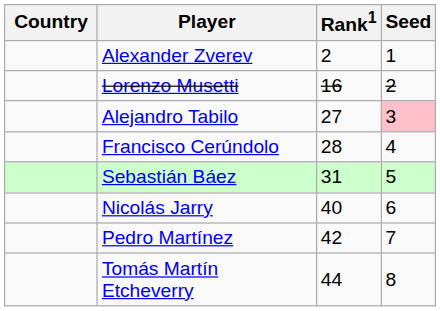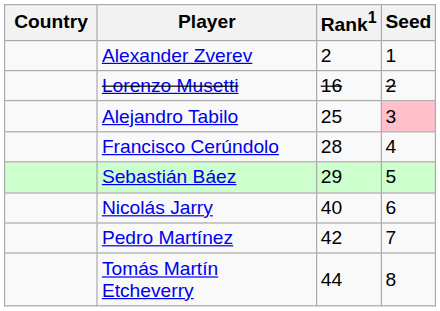(331, 116) 27 -> (331, 116) 25
(331, 177) 31 -> (331, 177) 29
